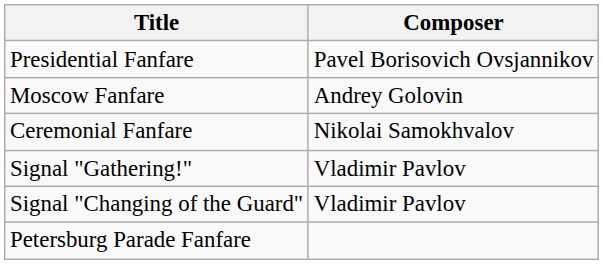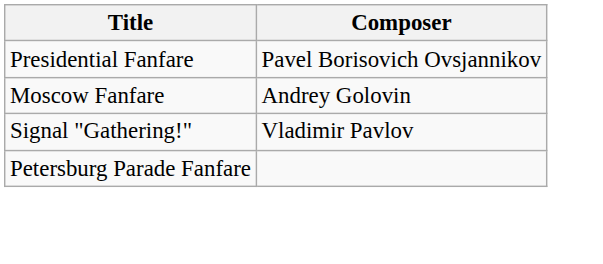- row: (101, 131)
- row: (157, 204)
